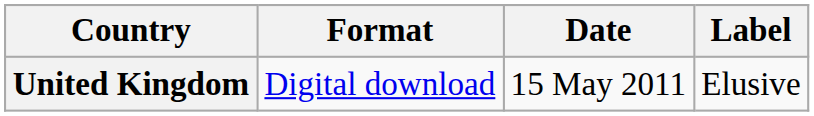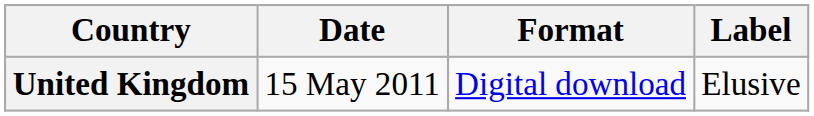columns swapped: (598, 30) <-> (380, 30)
